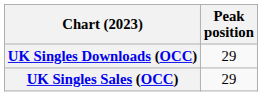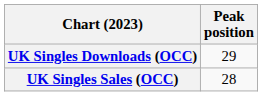(229, 79) 29 -> (229, 79) 28
